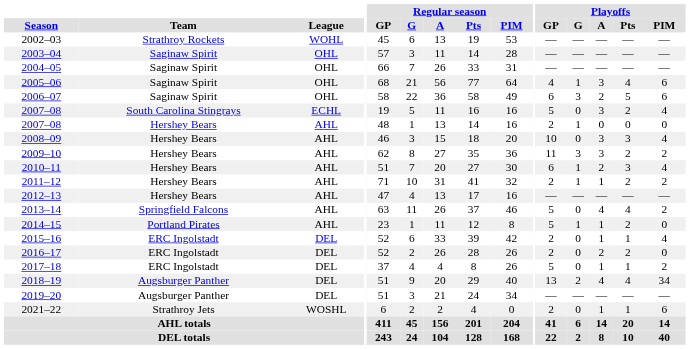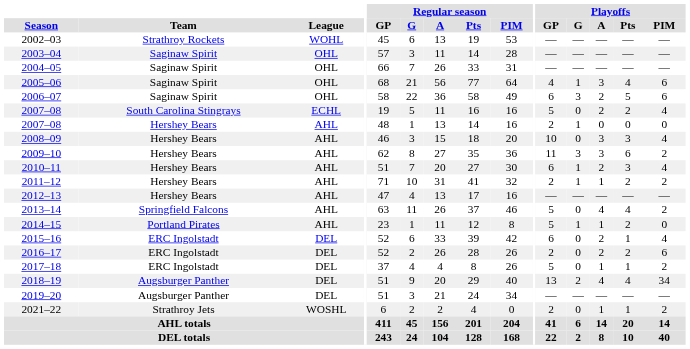(601, 110) 3 -> (601, 110) 2
(628, 153) 2 -> (628, 153) 6
(551, 238) 2 -> (551, 238) 6
(601, 238) 1 -> (601, 238) 2
(664, 252) 0 -> (664, 252) 6
(664, 309) 6 -> (664, 309) 2
